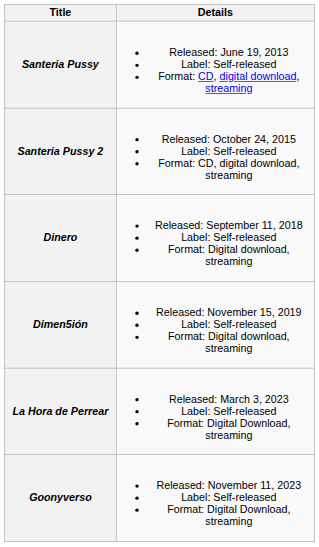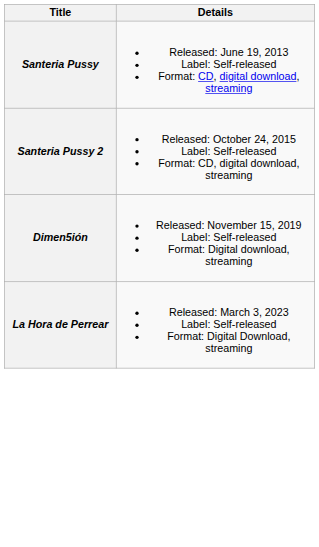- row: (60, 238)
- row: (60, 498)
